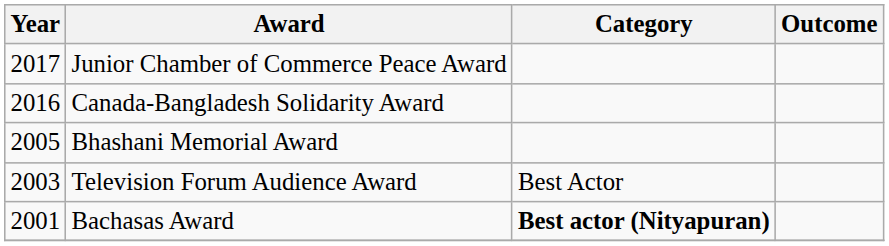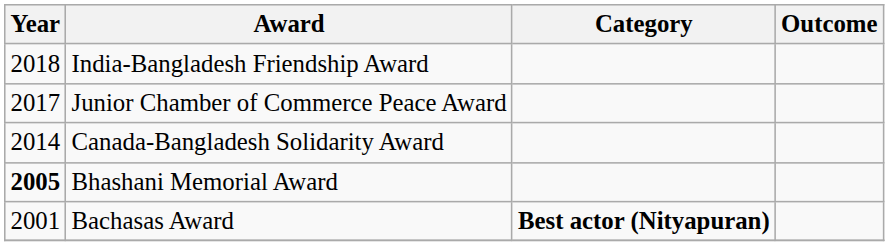+ row: (250, 63)
(35, 102) 2016 -> (35, 142) 2014
(35, 142) normal -> (35, 181) bold
- row: (244, 181)
